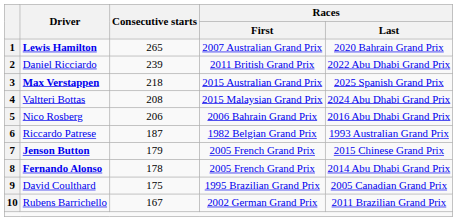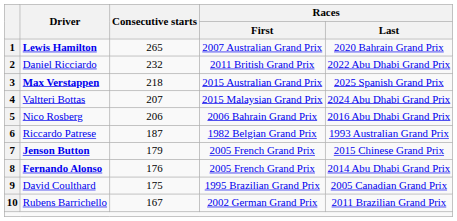(155, 64) 239 -> (155, 64) 232
(155, 99) 208 -> (155, 99) 207
(155, 168) 178 -> (155, 168) 176
